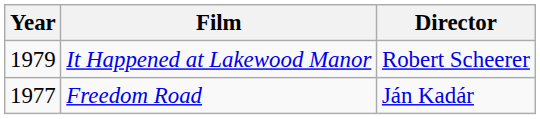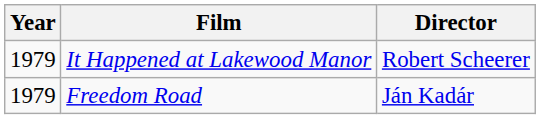(33, 95) 1977 -> (33, 95) 1979
